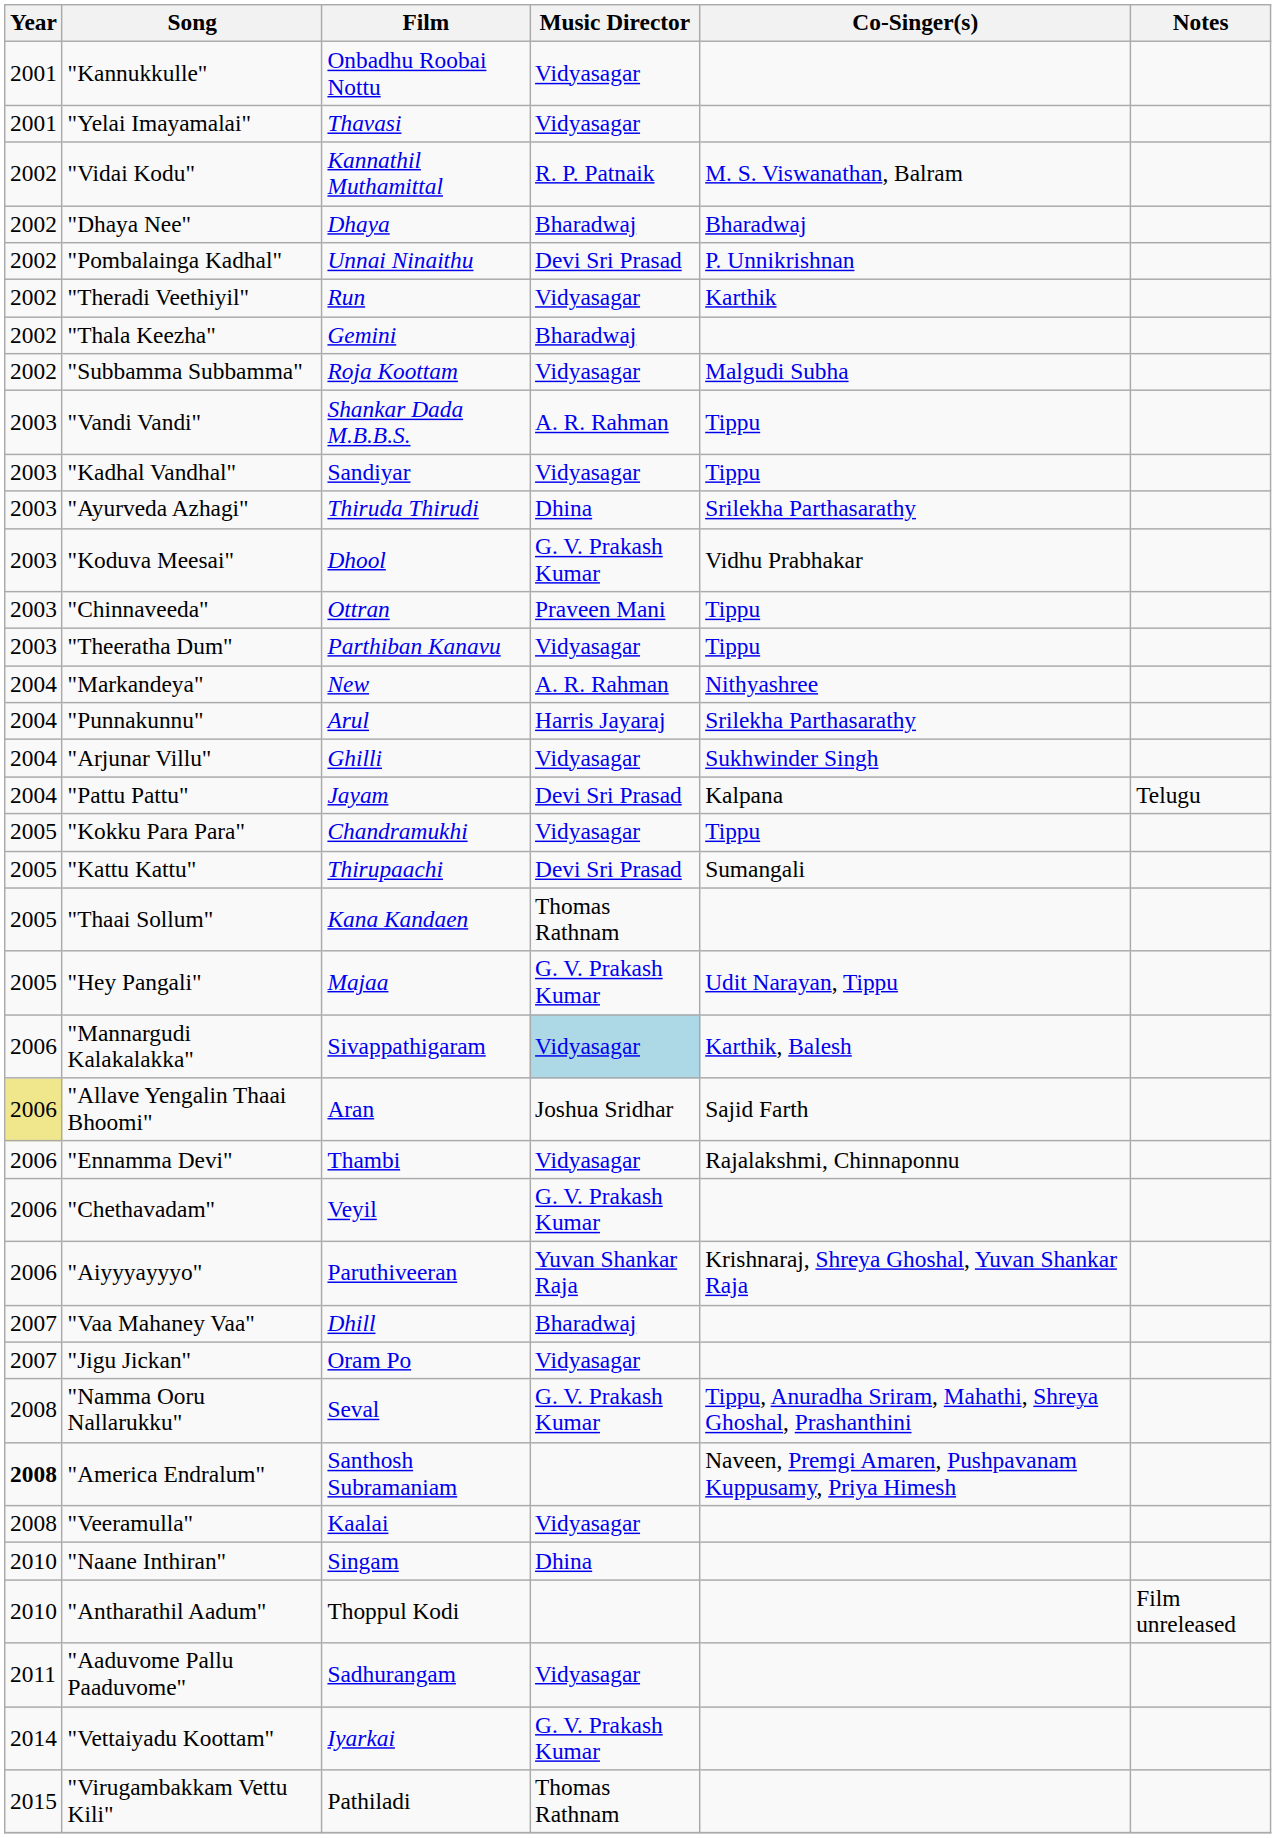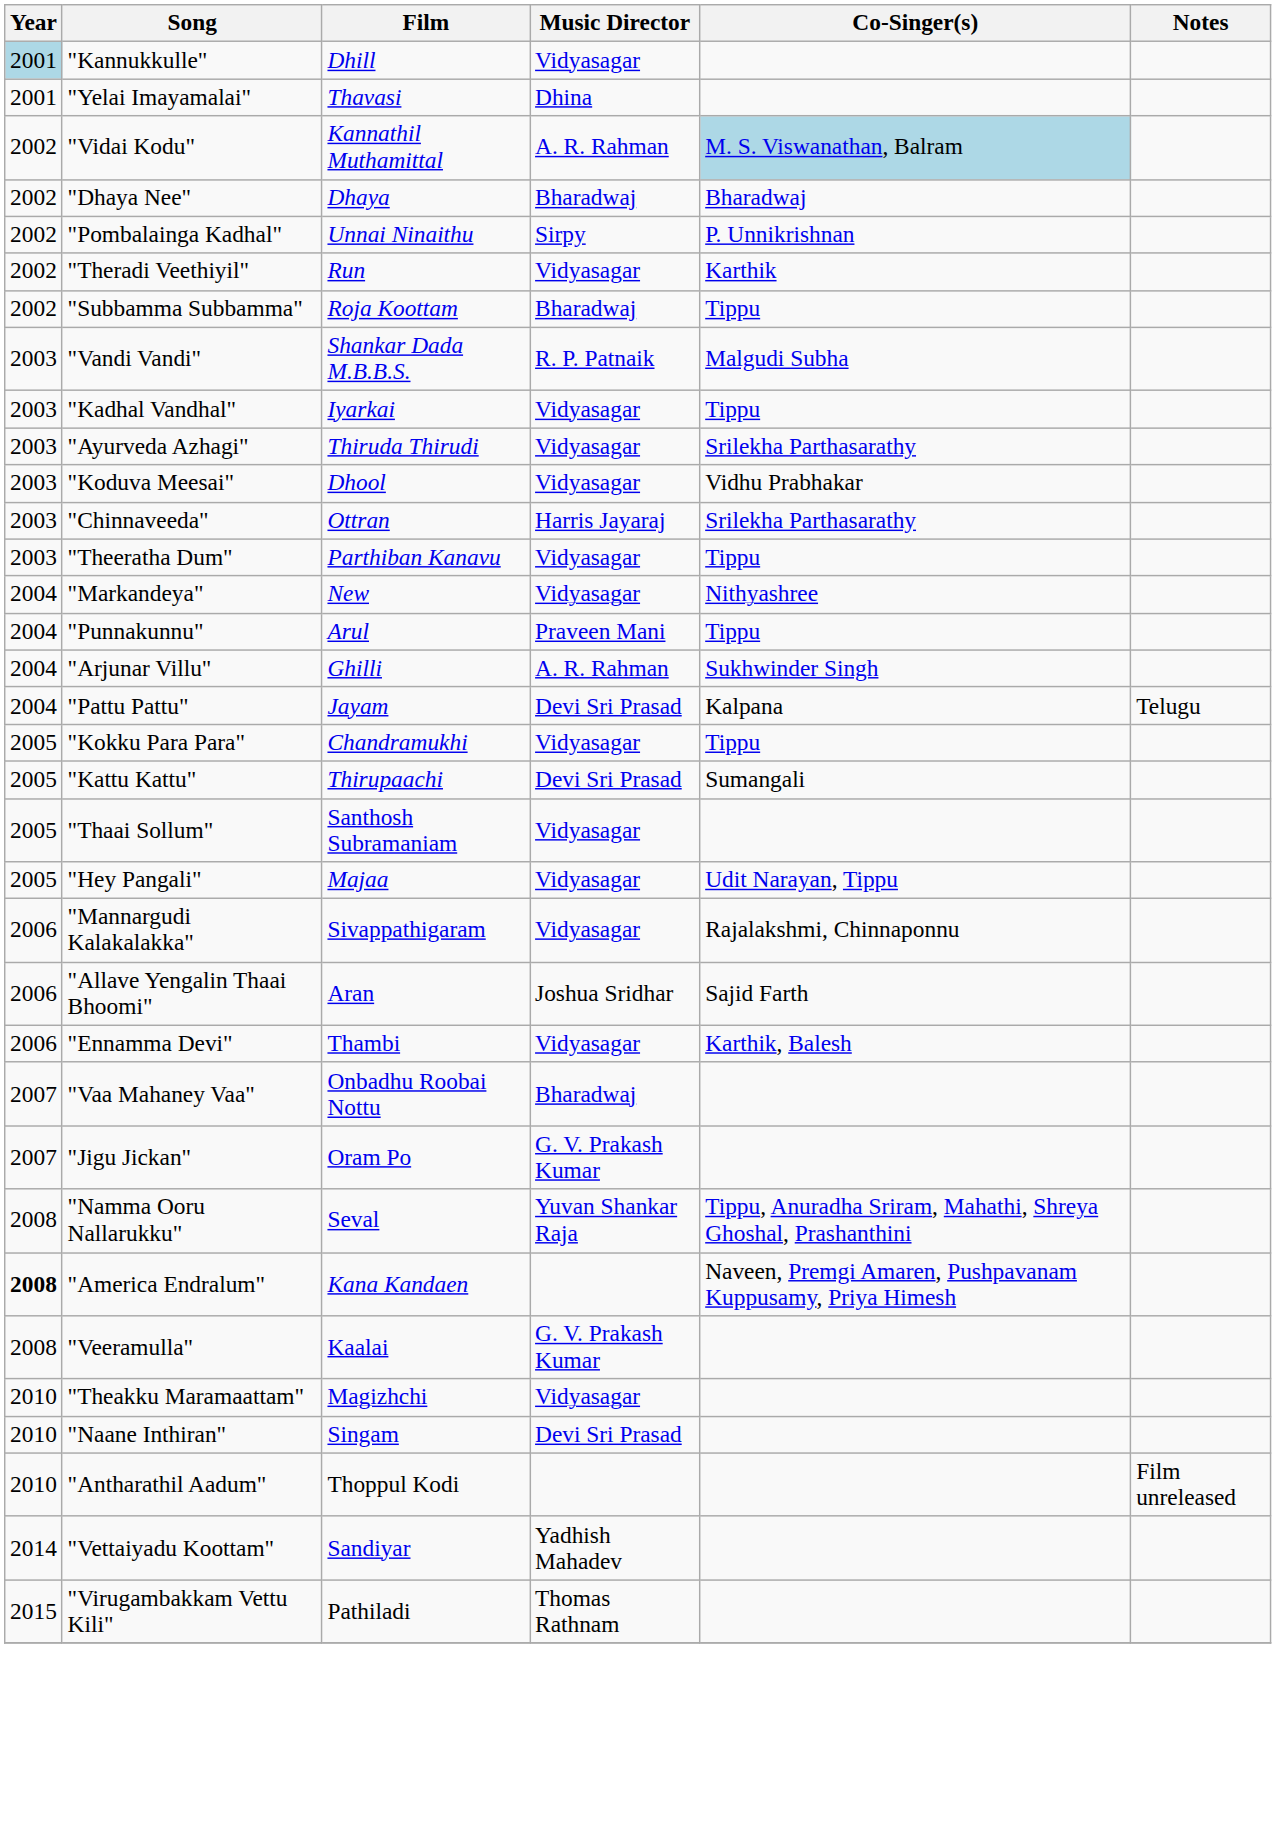(33, 73) no background -> (33, 60) lightblue background
(407, 73) Onbadhu Roobai Nottu -> (351, 60) Dhill
(588, 123) Vidyasagar -> (564, 97) Dhina
(595, 173) R. P. Patnaik -> (602, 147) A. R. Rahman
(834, 173) no background -> (834, 147) lightblue background
(608, 260) Devi Sri Prasad -> (560, 234) Sirpy
- row: (142, 334)
(588, 371) Vidyasagar -> (586, 308) Bharadwaj
(777, 371) Malgudi Subha -> (733, 308) Tippu
(602, 422) A. R. Rahman -> (595, 358) R. P. Patnaik
(733, 422) Tippu -> (777, 358) Malgudi Subha
(369, 472) Sandiyar -> (361, 409) Iyarkai
(564, 509) Dhina -> (588, 446) Vidyasagar
(599, 559) G. V. Prakash Kumar -> (588, 483) Vidyasagar
(600, 609) Praveen Mani -> (600, 520) Harris Jayaraj
(733, 609) Tippu -> (811, 520) Srilekha Parthasarathy
(602, 683) A. R. Rahman -> (588, 594) Vidyasagar
(600, 720) Harris Jayaraj -> (600, 631) Praveen Mani
(811, 720) Srilekha Parthasarathy -> (733, 631) Tippu
(588, 757) Vidyasagar -> (602, 668) A. R. Rahman
(398, 919) Kana Kandaen -> (392, 829) Santhosh Subramaniam
(577, 919) Thomas Rathnam -> (588, 829) Vidyasagar
(599, 982) G. V. Prakash Kumar -> (588, 879) Vidyasagar
(588, 1045) lightblue background -> (588, 930) no background
(778, 1045) Karthik, Balesh -> (832, 930) Rajalakshmi, Chinnaponnu
(33, 1109) khaki background -> (33, 993) no background
(832, 1159) Rajalakshmi, Chinnaponnu -> (778, 1043) Karthik, Balesh
- row: (141, 1209)
- row: (135, 1272)
(351, 1323) Dhill -> (407, 1093) Onbadhu Roobai Nottu
(588, 1360) Vidyasagar -> (599, 1157) G. V. Prakash Kumar
(599, 1410) G. V. Prakash Kumar -> (606, 1220) Yuvan Shankar Raja
(392, 1473) Santhosh Subramaniam -> (398, 1283) Kana Kandaen
(588, 1523) Vidyasagar -> (599, 1347) G. V. Prakash Kumar
+ row: (186, 1397)
(564, 1560) Dhina -> (608, 1434) Devi Sri Prasad
- row: (151, 1674)
(361, 1737) Iyarkai -> (369, 1547) Sandiyar
(599, 1737) G. V. Prakash Kumar -> (579, 1547) Yadhish Mahadev
